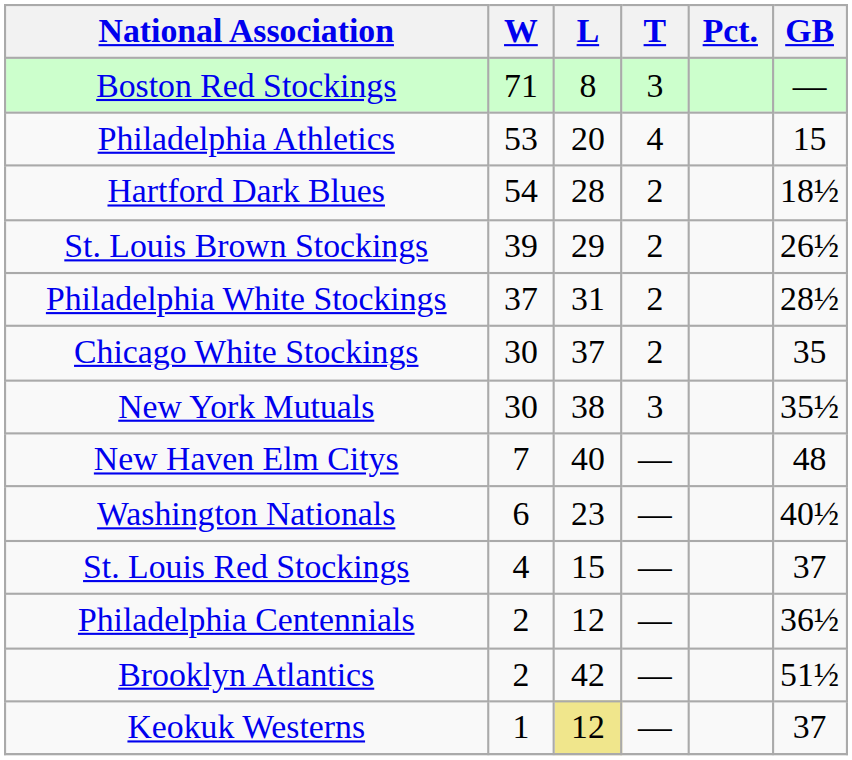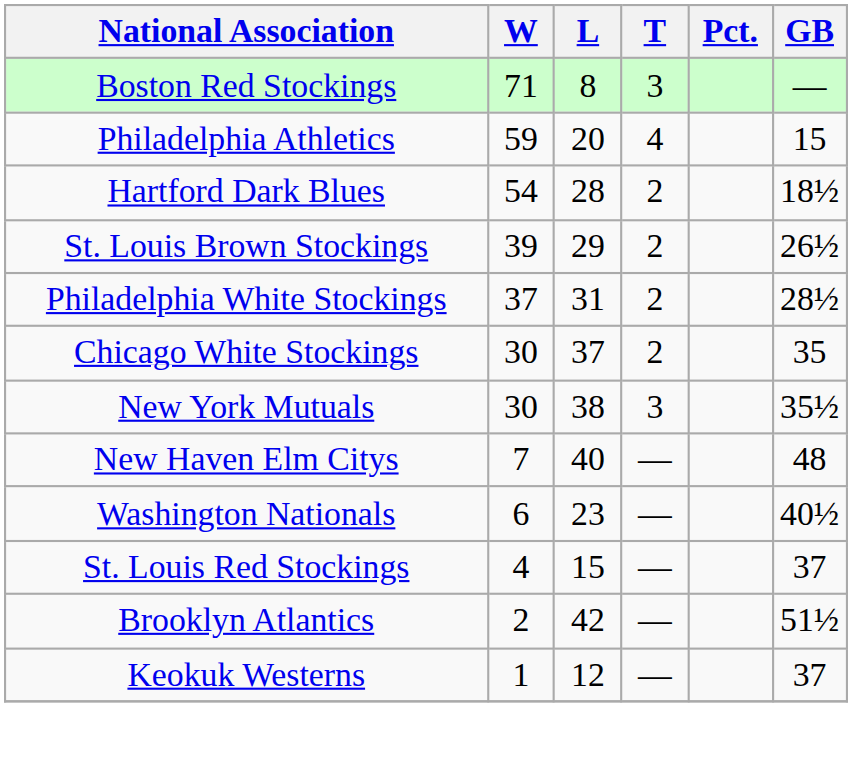(521, 138) 53 -> (521, 138) 59
- row: (246, 620)
(588, 727) khaki background -> (588, 673) no background
